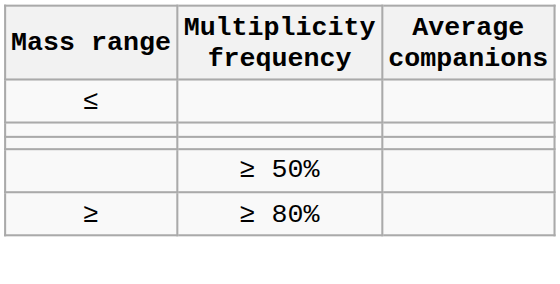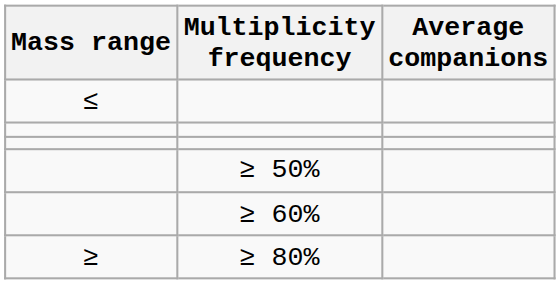+ row: (91, 214)
